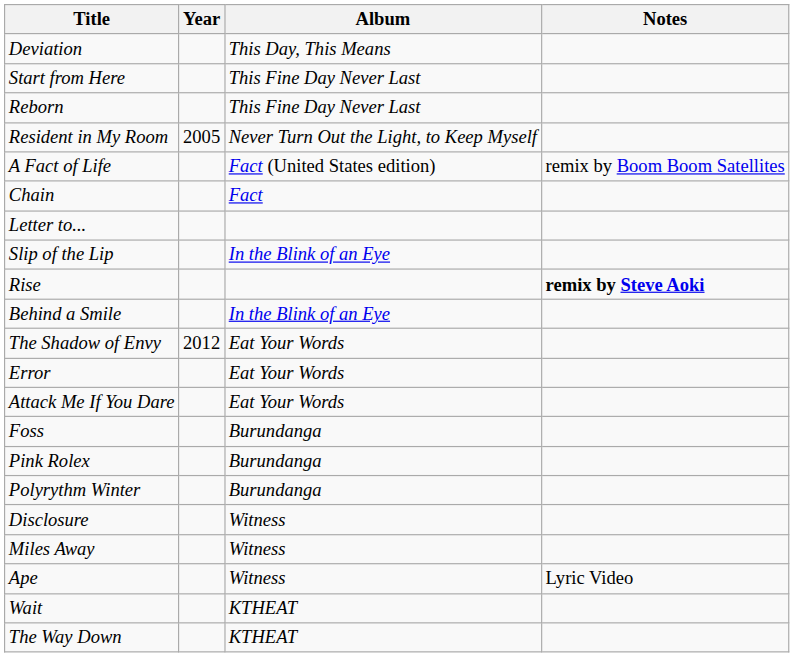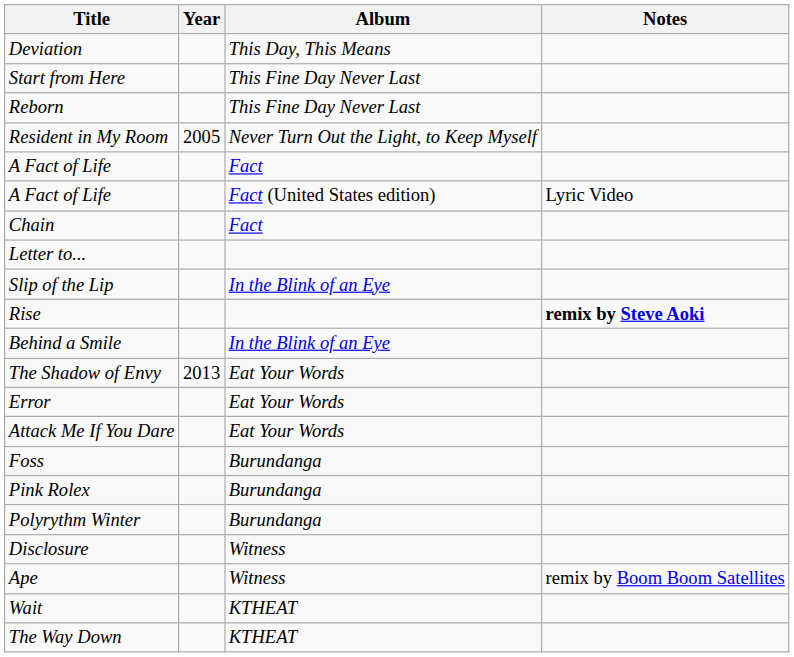+ row: (60, 166)
(665, 166) remix by Boom Boom Satellites -> (589, 195) Lyric Video
(202, 343) 2012 -> (202, 372) 2013
- row: (52, 549)
(589, 578) Lyric Video -> (665, 578) remix by Boom Boom Satellites
